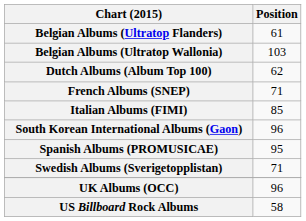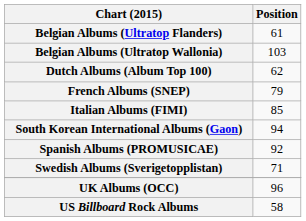(277, 91) 71 -> (277, 91) 79
(277, 129) 96 -> (277, 129) 94
(277, 149) 95 -> (277, 149) 92
